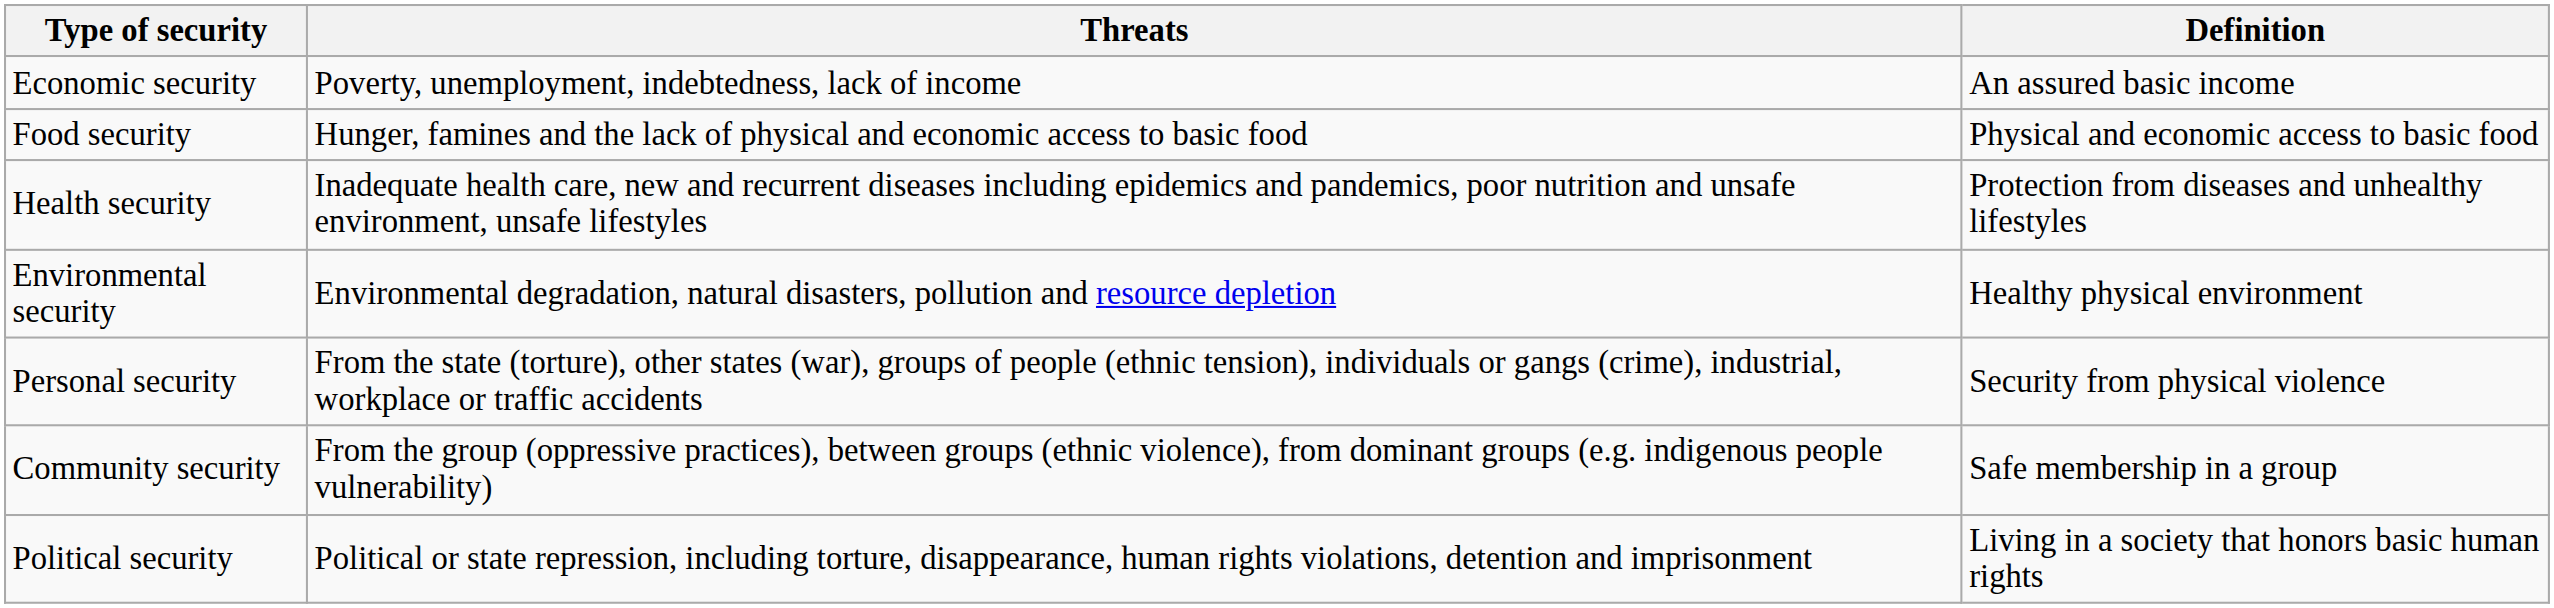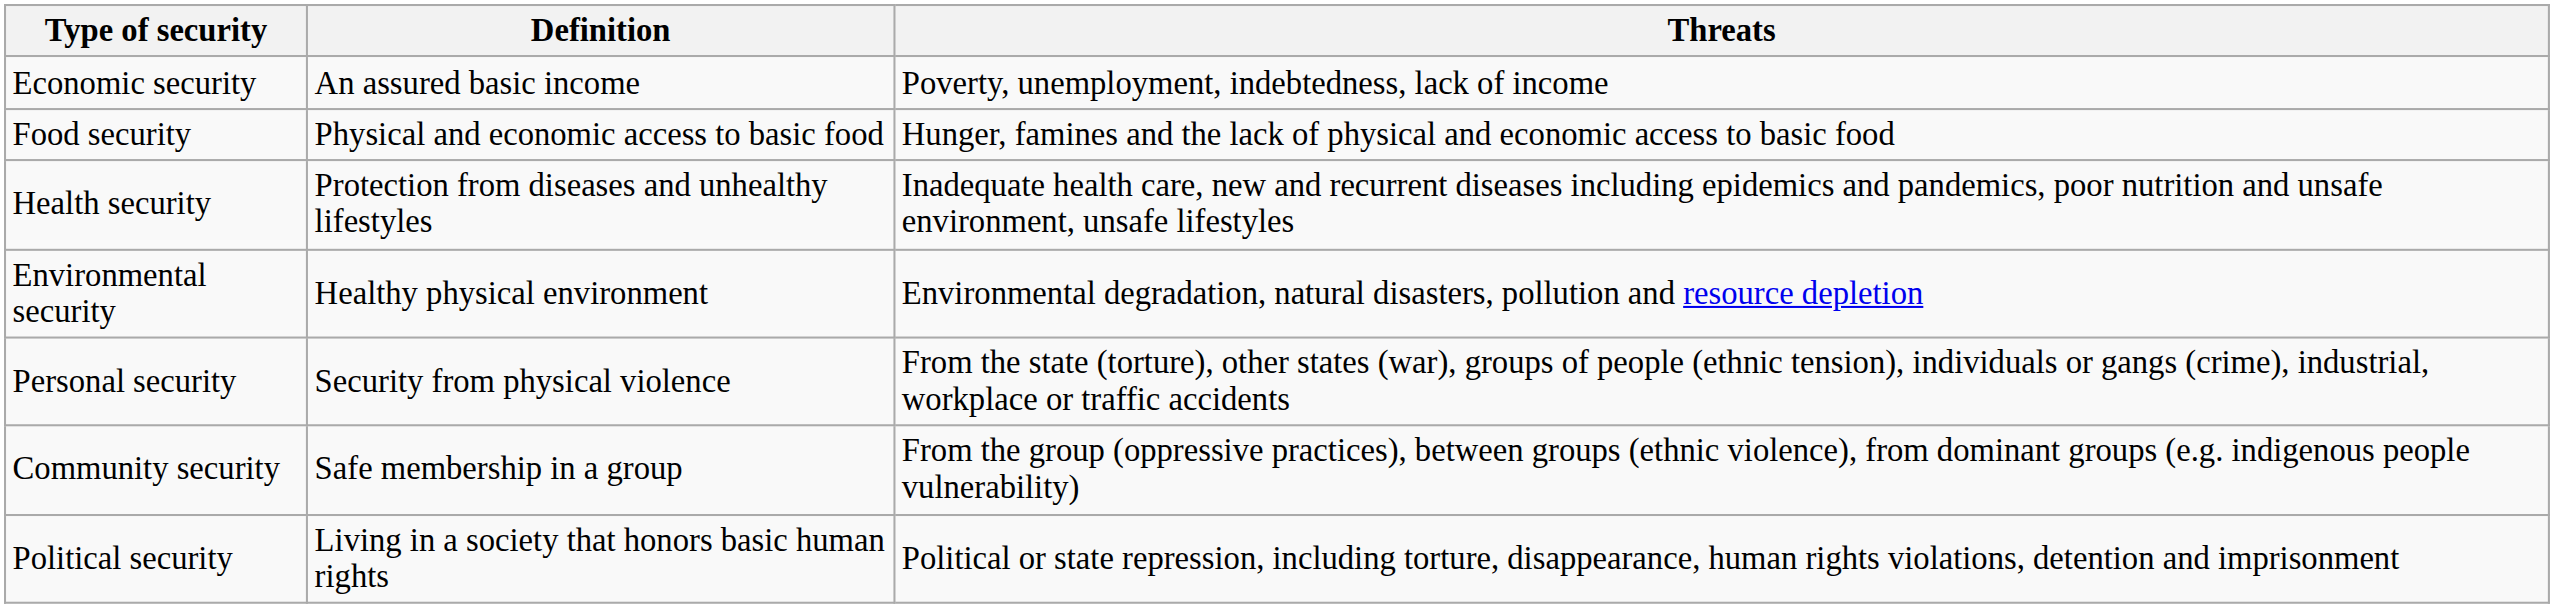columns swapped: (2255, 30) <-> (1134, 30)
